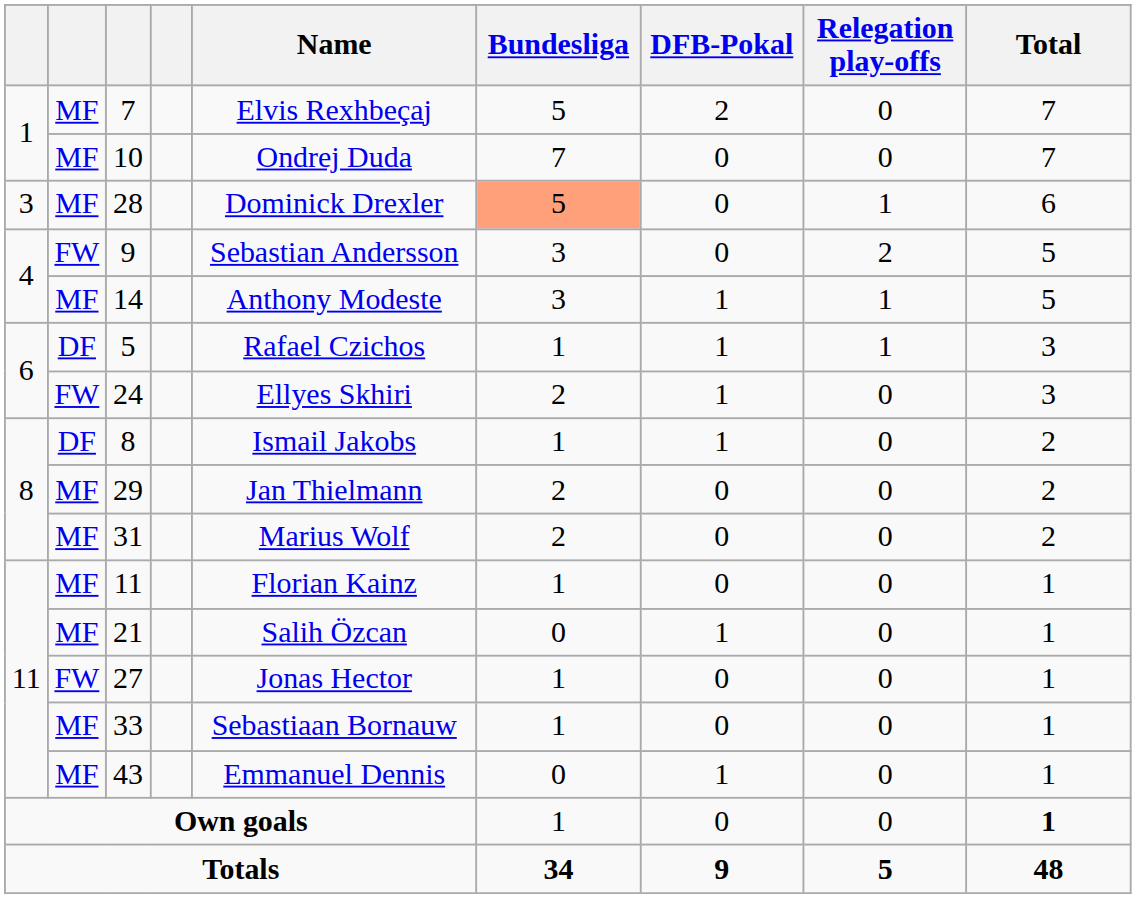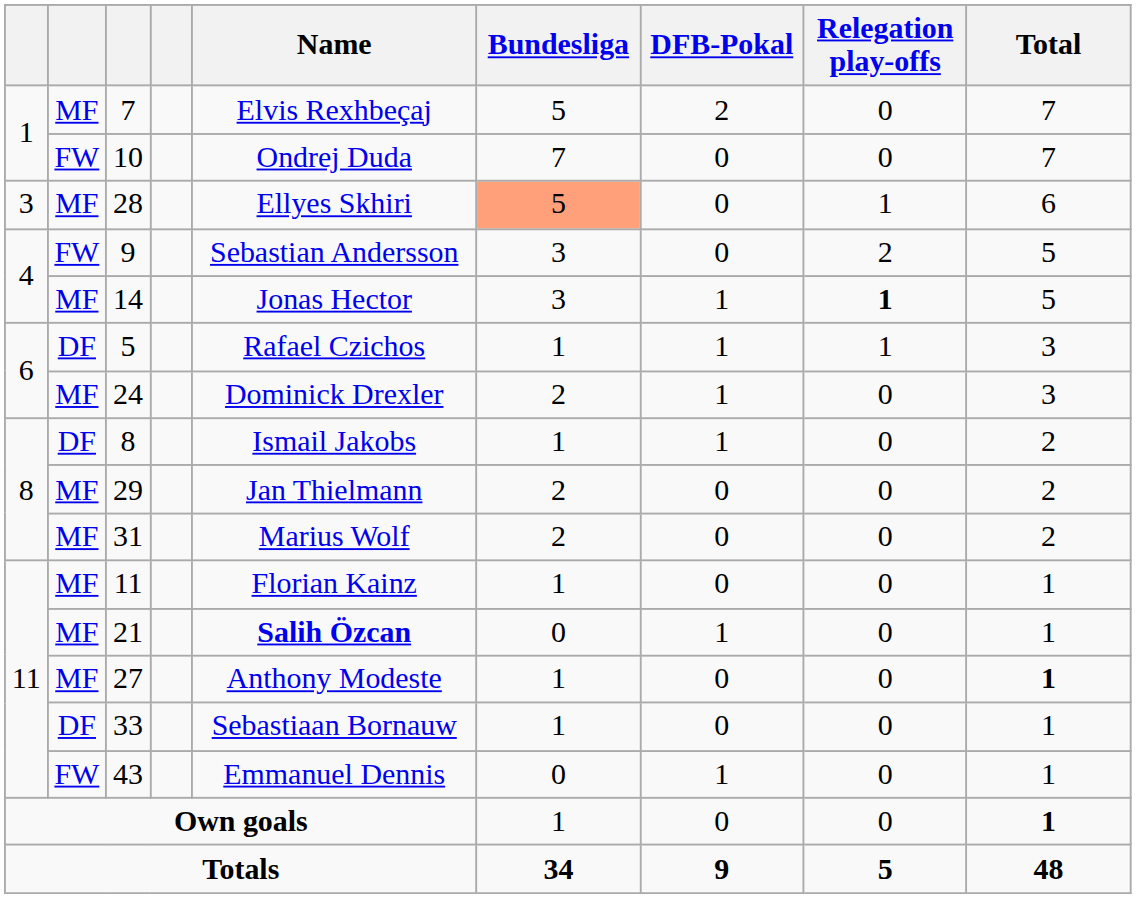(77, 156) MF -> (77, 156) FW
(334, 204) Dominick Drexler -> (334, 204) Ellyes Skhiri
(334, 299) Anthony Modeste -> (334, 299) Jonas Hector
(885, 299) normal -> (885, 299) bold
(77, 394) FW -> (77, 394) MF
(334, 394) Ellyes Skhiri -> (334, 394) Dominick Drexler
(334, 631) normal -> (334, 631) bold
(77, 678) FW -> (77, 678) MF
(334, 678) Jonas Hector -> (334, 678) Anthony Modeste
(1049, 678) normal -> (1049, 678) bold
(77, 726) MF -> (77, 726) DF
(77, 773) MF -> (77, 773) FW
